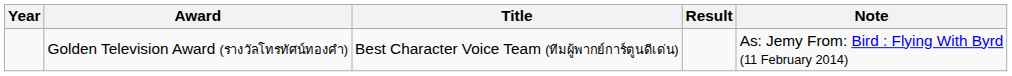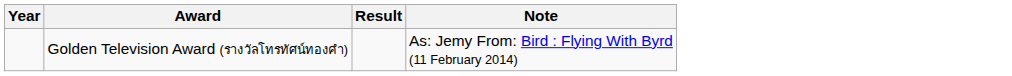- column: (517, 16)
